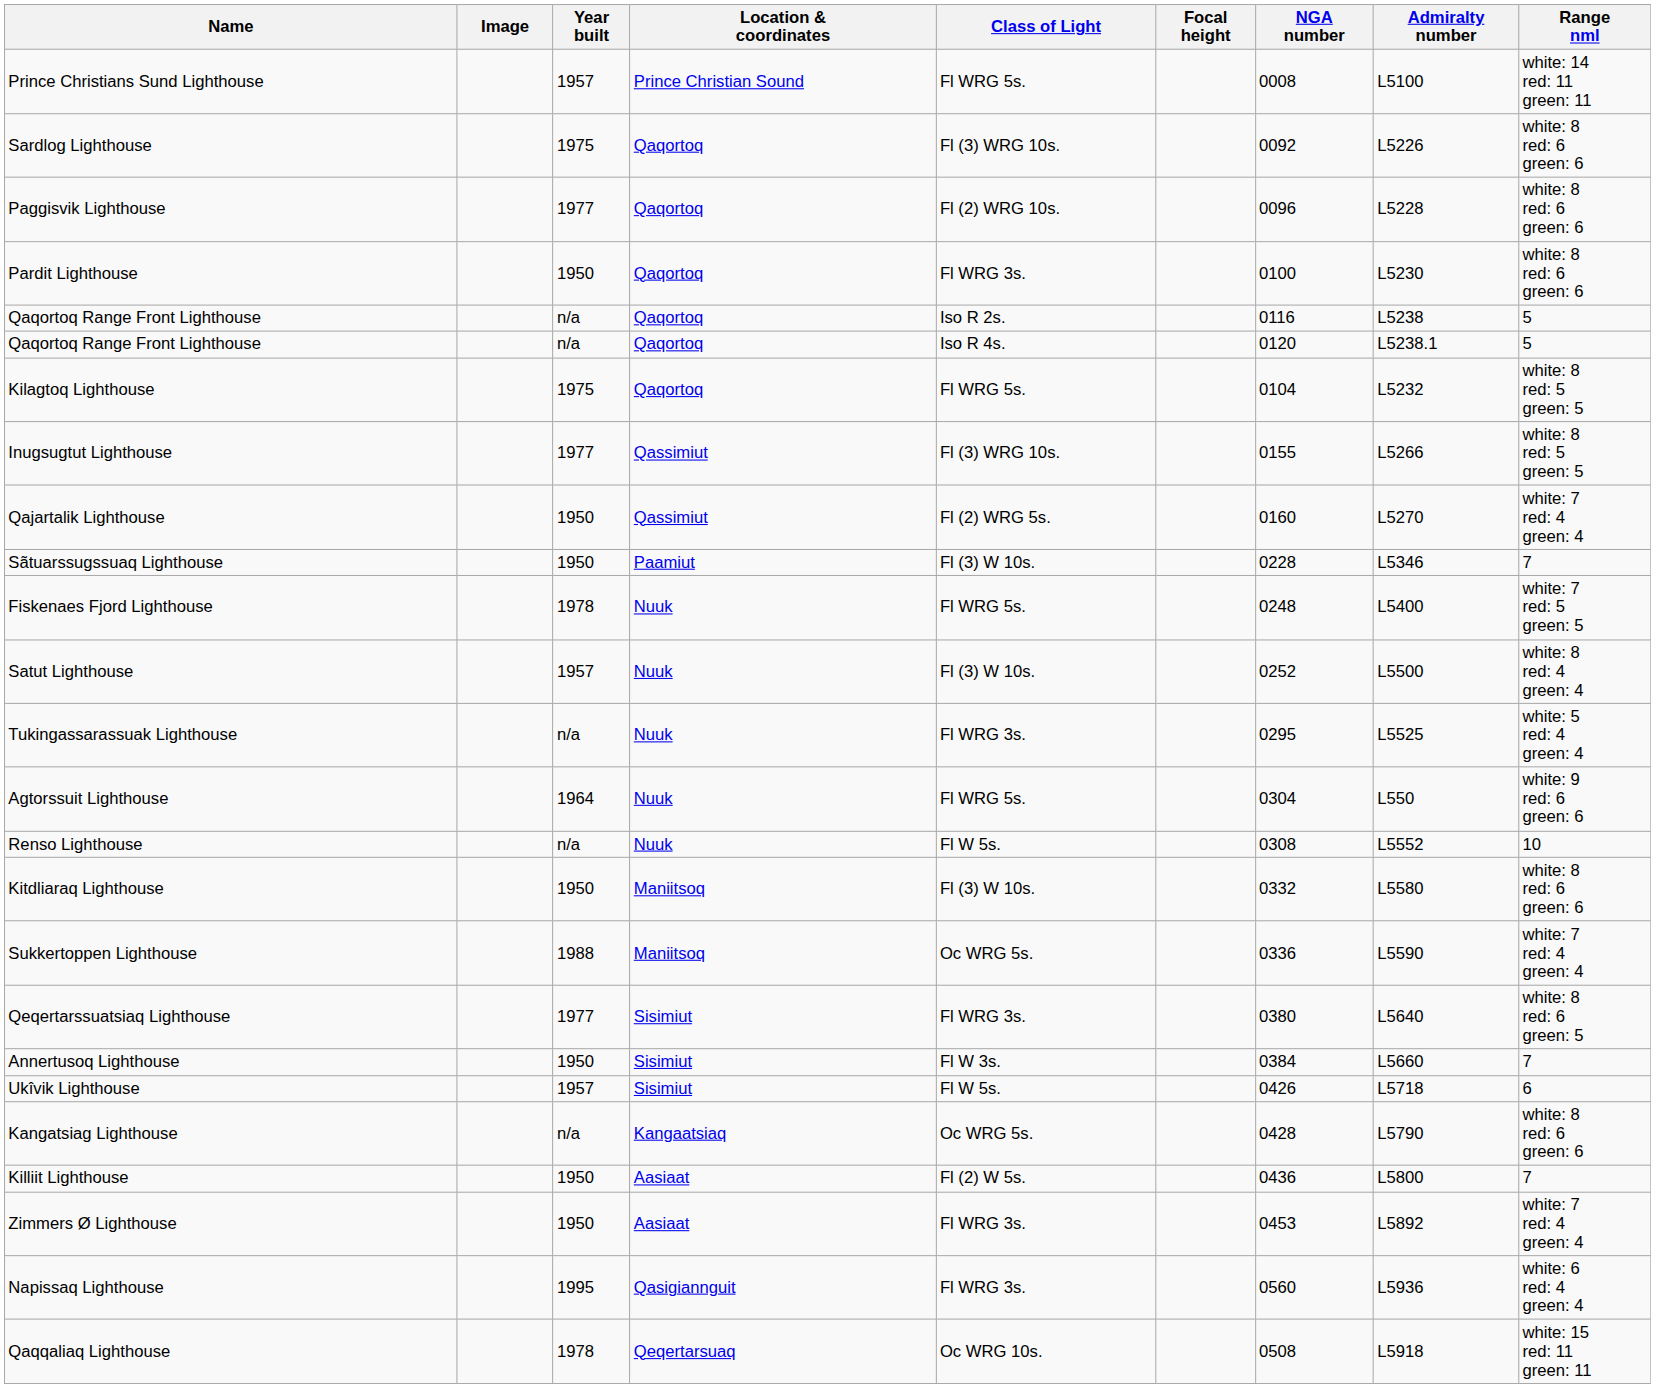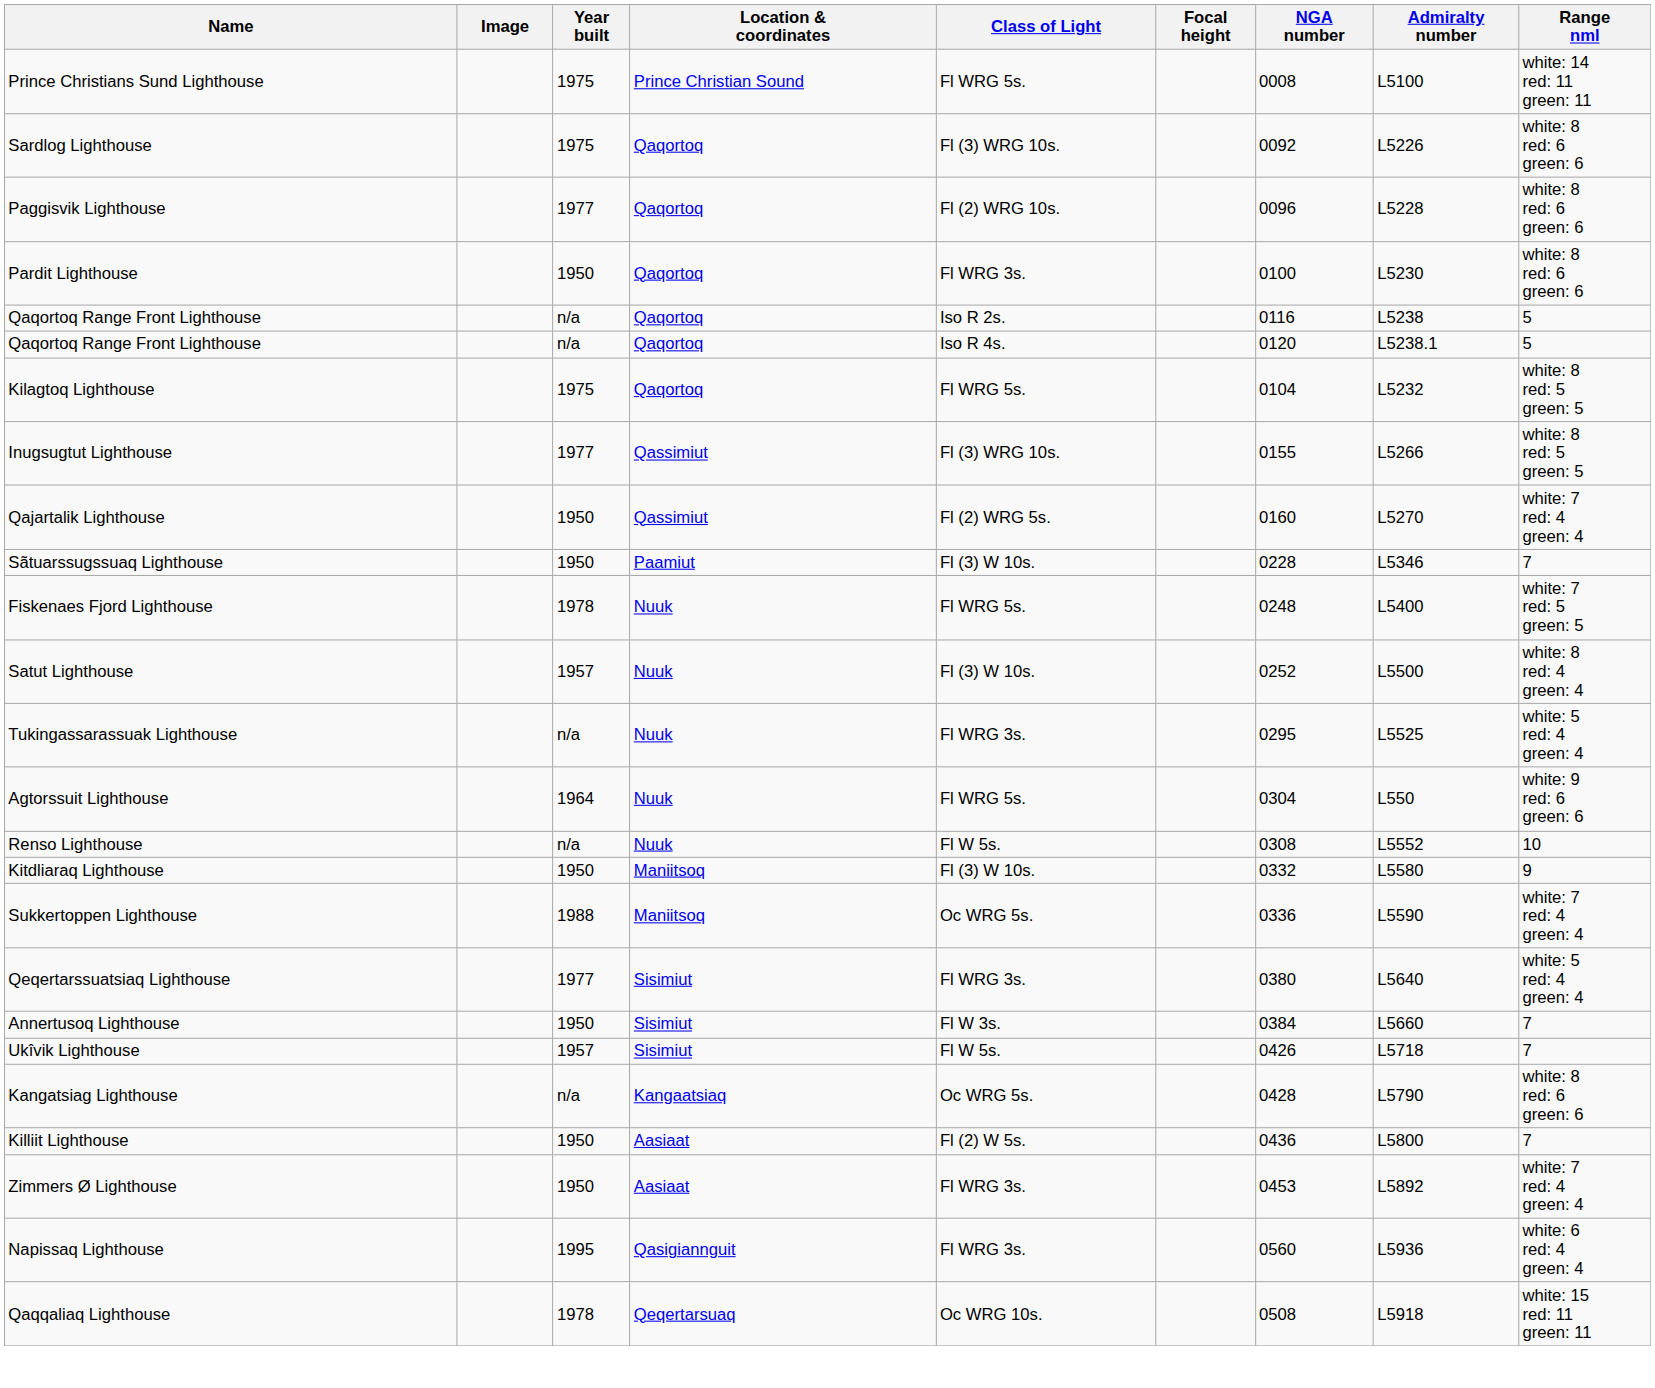(575, 81) 1957 -> (575, 81) 1975
(1553, 889) white: 8 red: 6 green: 6 -> (1527, 870) 9
(1553, 1016) white: 8 red: 6 green: 5 -> (1553, 979) white: 5 red: 4 green: 4
(1527, 1088) 6 -> (1527, 1050) 7
